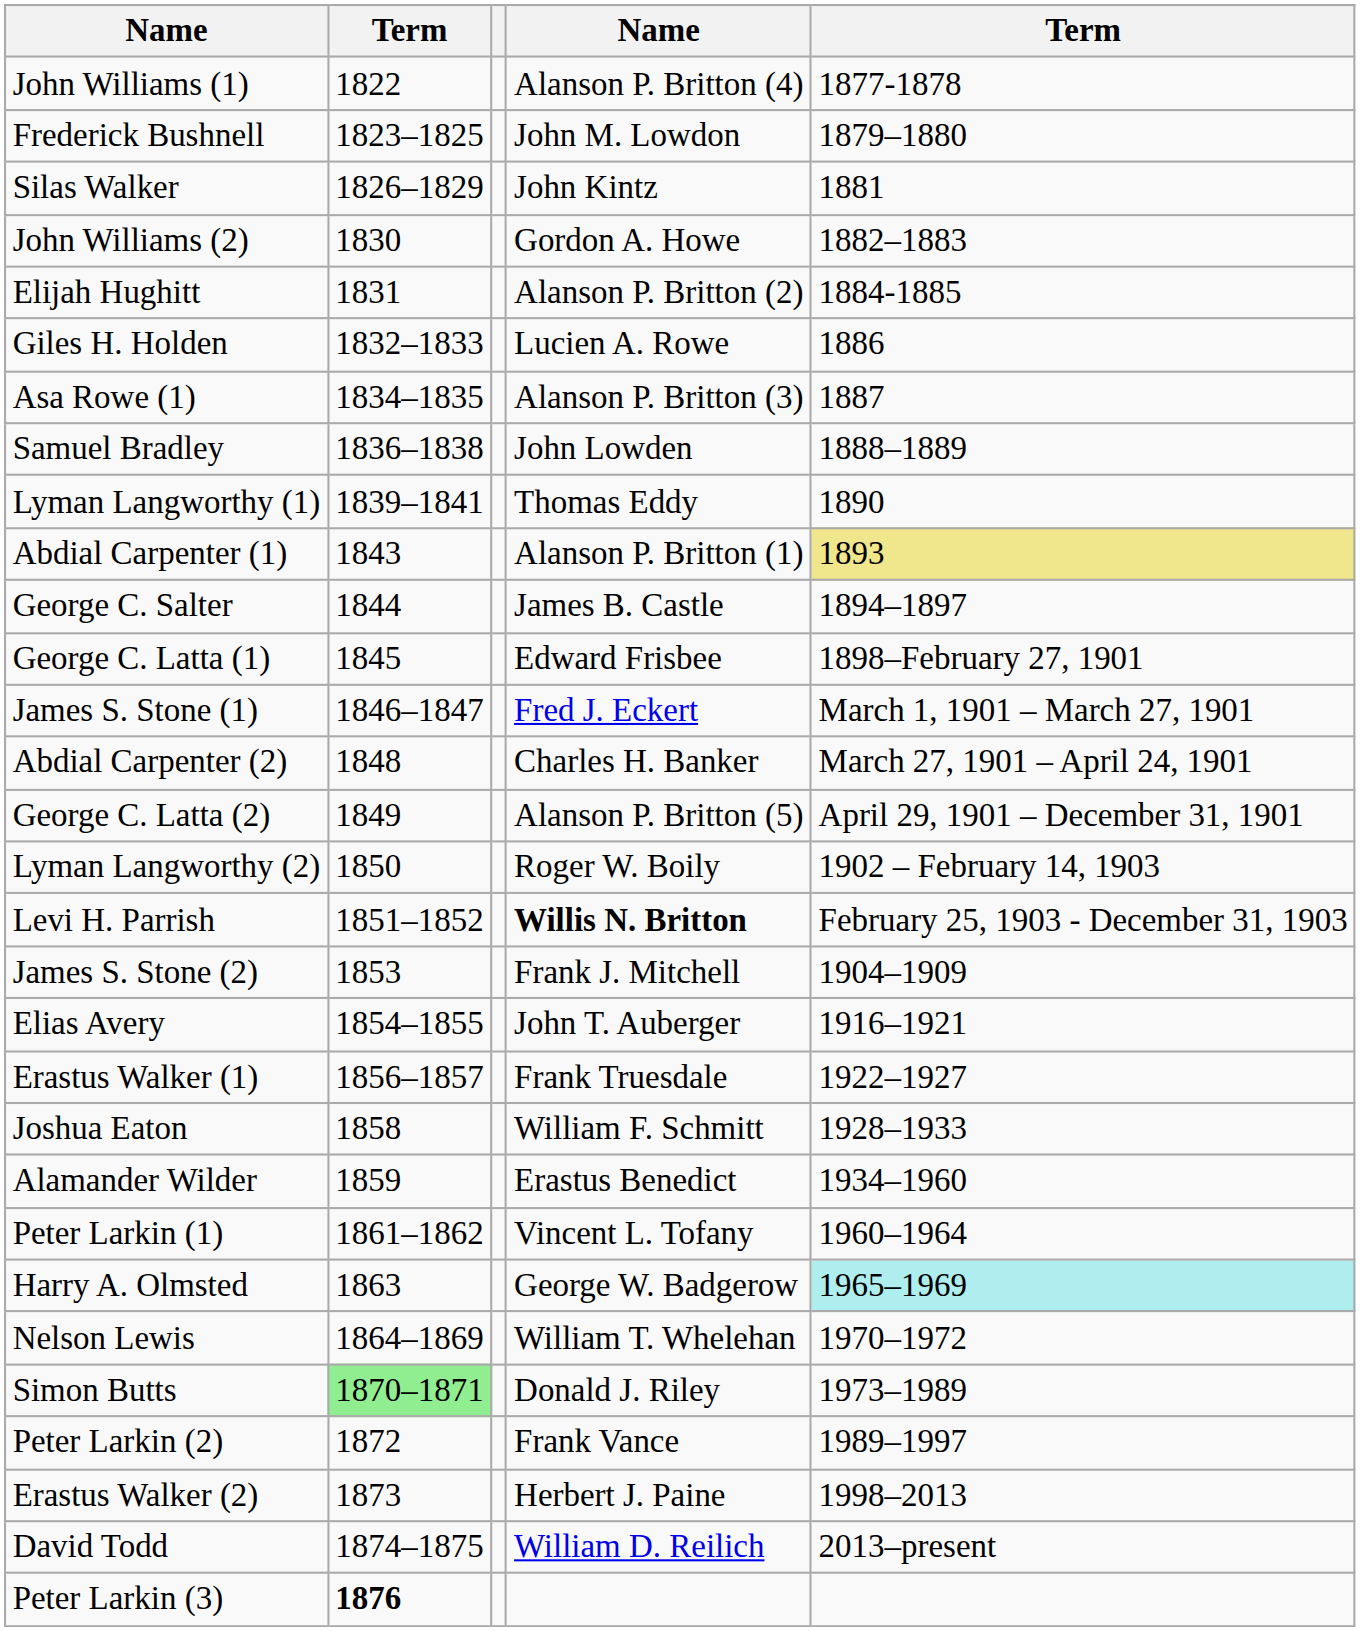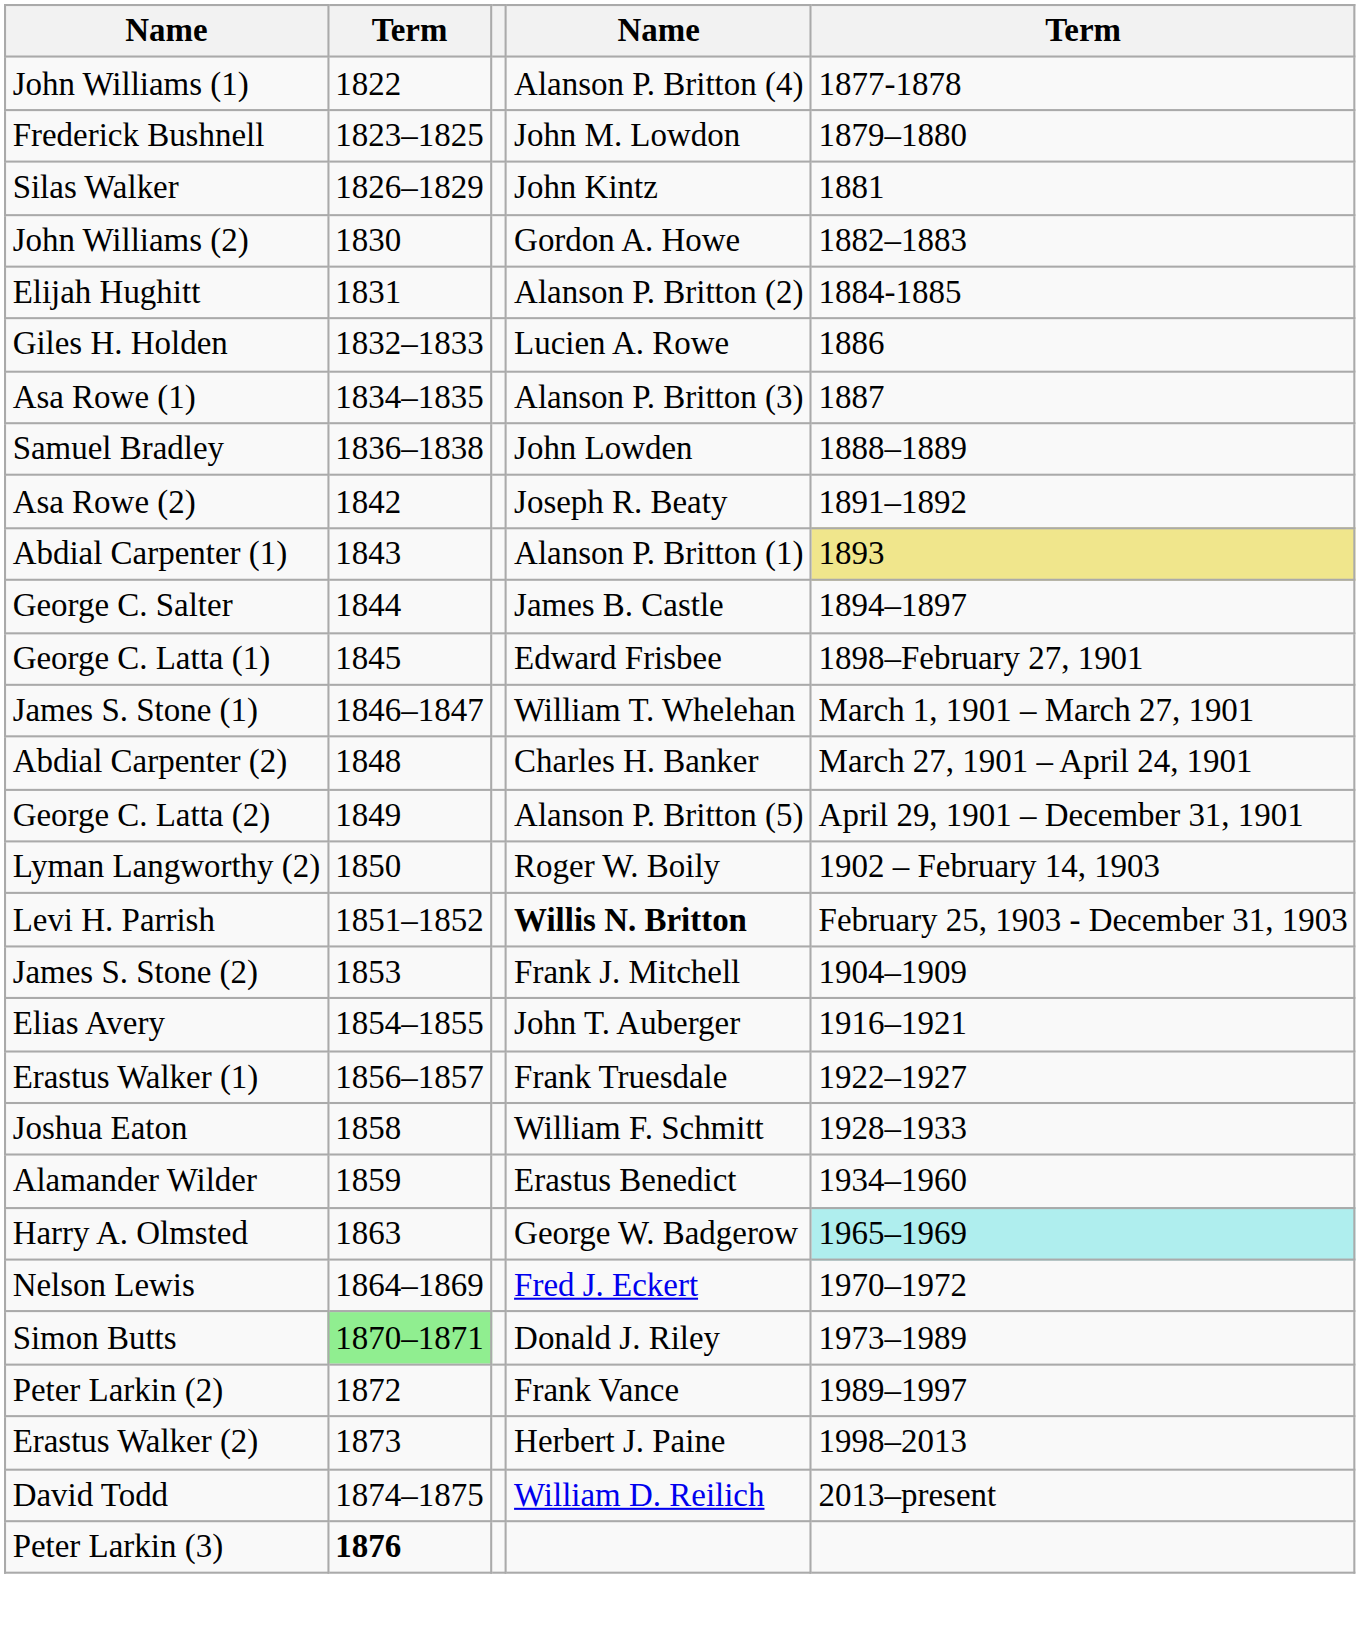- row: (166, 501)
+ row: (104, 501)
(606, 710) Fred J. Eckert -> (655, 710) William T. Whelehan
- row: (118, 1232)
(655, 1337) William T. Whelehan -> (606, 1285) Fred J. Eckert
